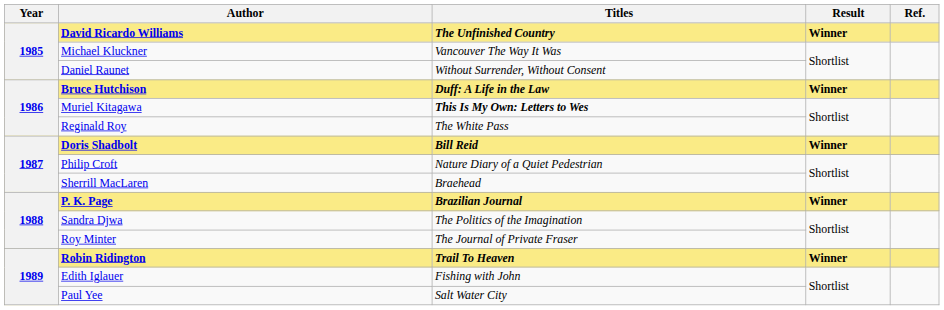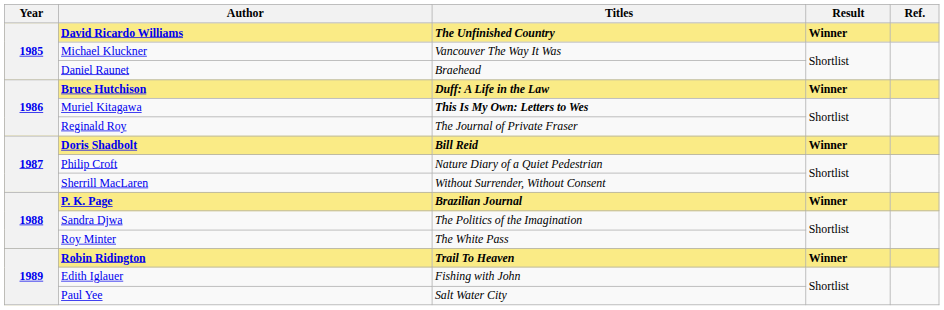(520, 70) Without Surrender, Without Consent -> (458, 70) Braehead
(472, 126) The White Pass -> (506, 126) The Journal of Private Fraser
(458, 182) Braehead -> (520, 182) Without Surrender, Without Consent
(506, 239) The Journal of Private Fraser -> (472, 239) The White Pass
